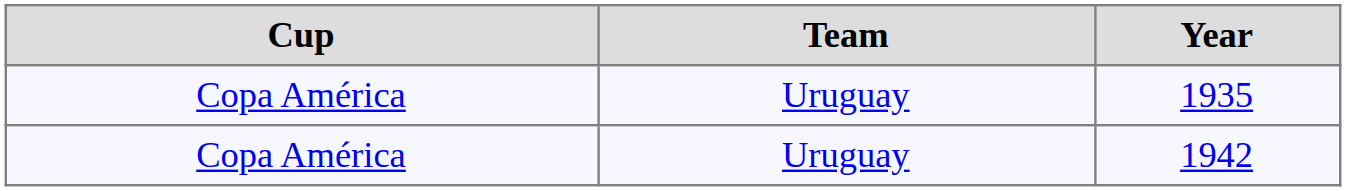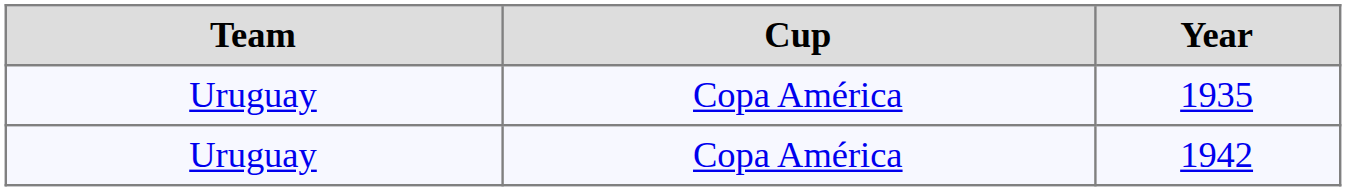columns swapped: (301, 34) <-> (846, 34)
